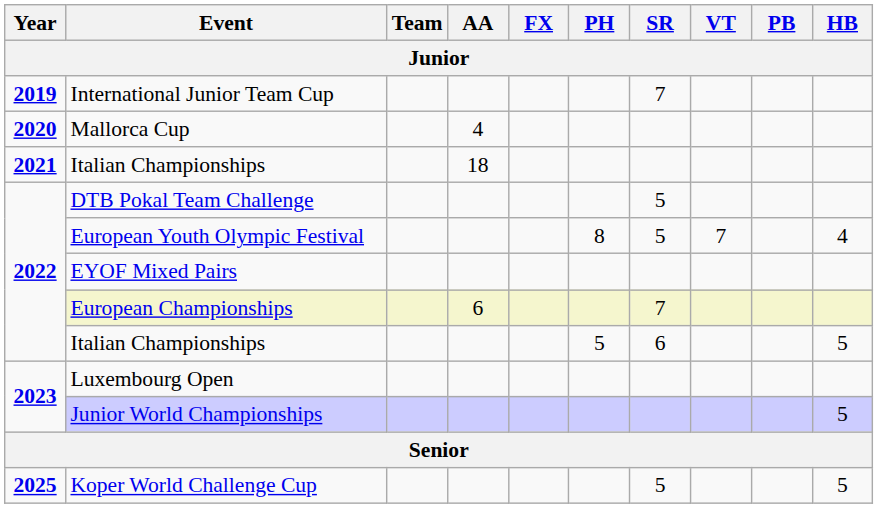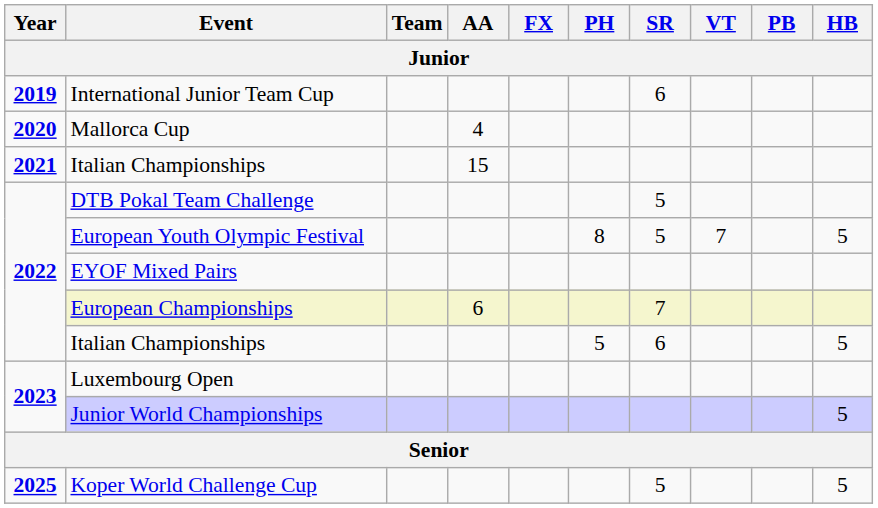(660, 93) 7 -> (660, 93) 6
(478, 164) 18 -> (478, 164) 15
(842, 236) 4 -> (842, 236) 5
